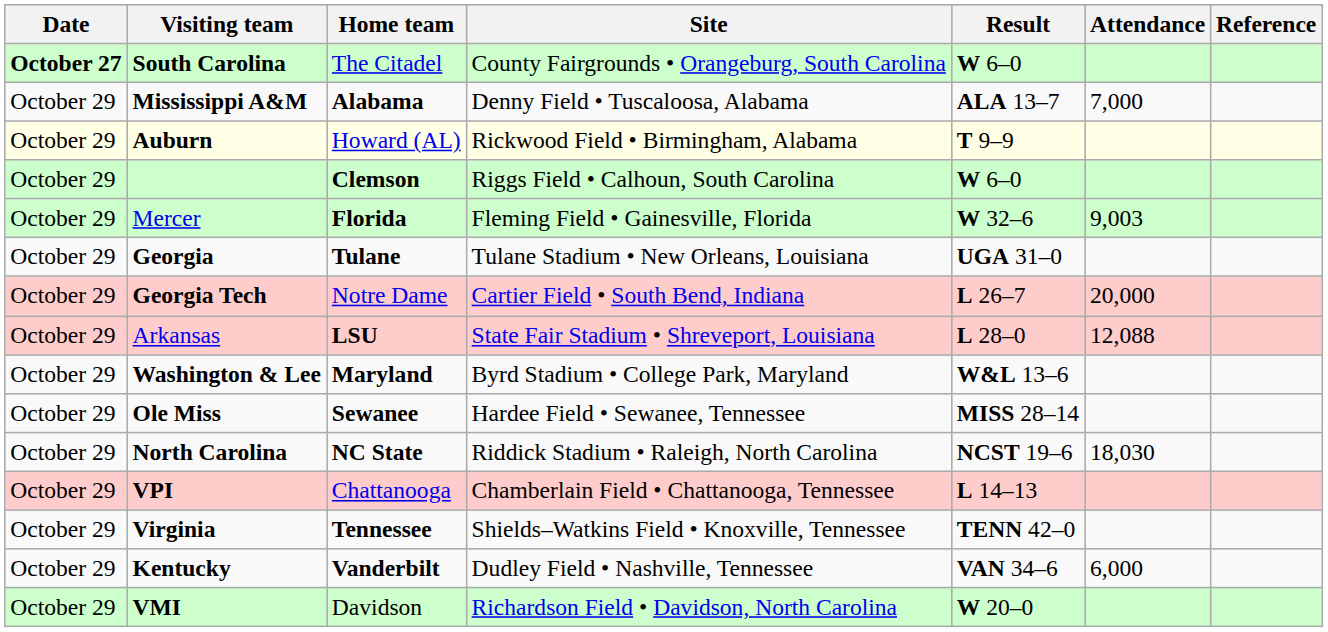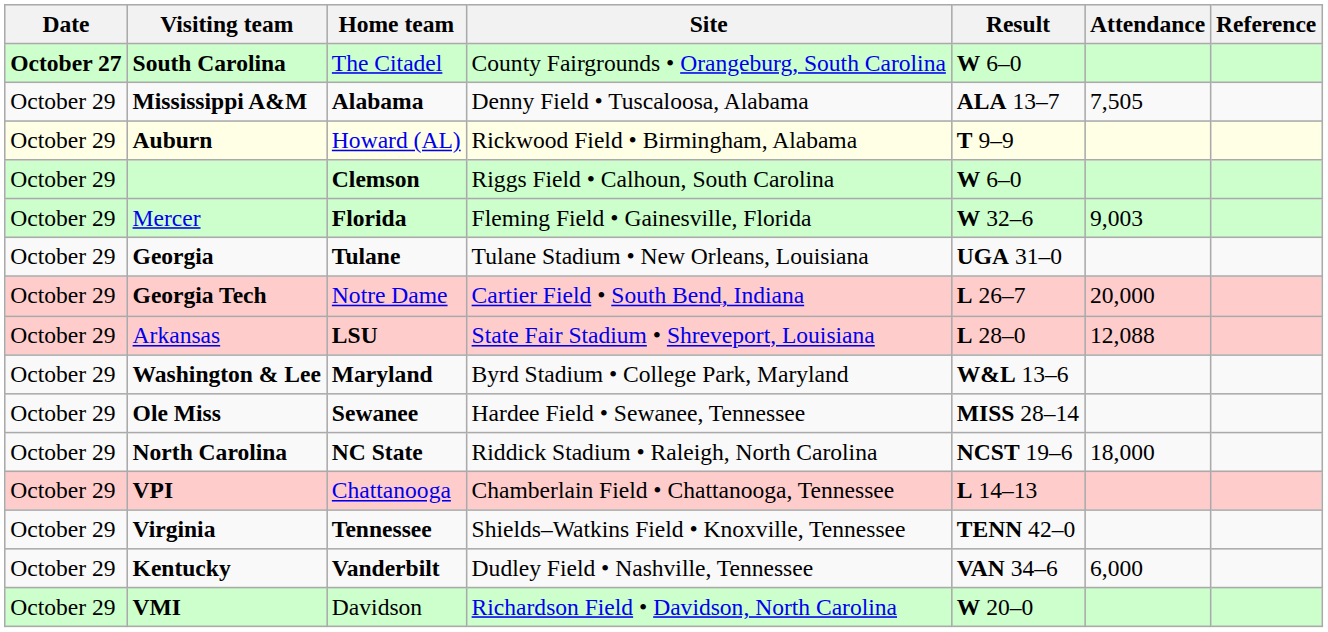(1117, 101) 7,000 -> (1117, 101) 7,505
(1122, 451) 18,030 -> (1122, 451) 18,000
